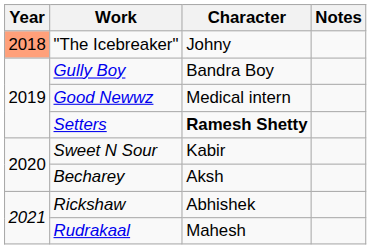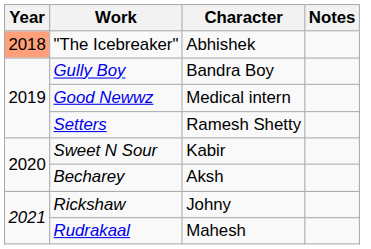(209, 44) Johny -> (221, 44) Abhishek
(247, 124) bold -> (244, 124) normal
(221, 204) Abhishek -> (209, 204) Johny
